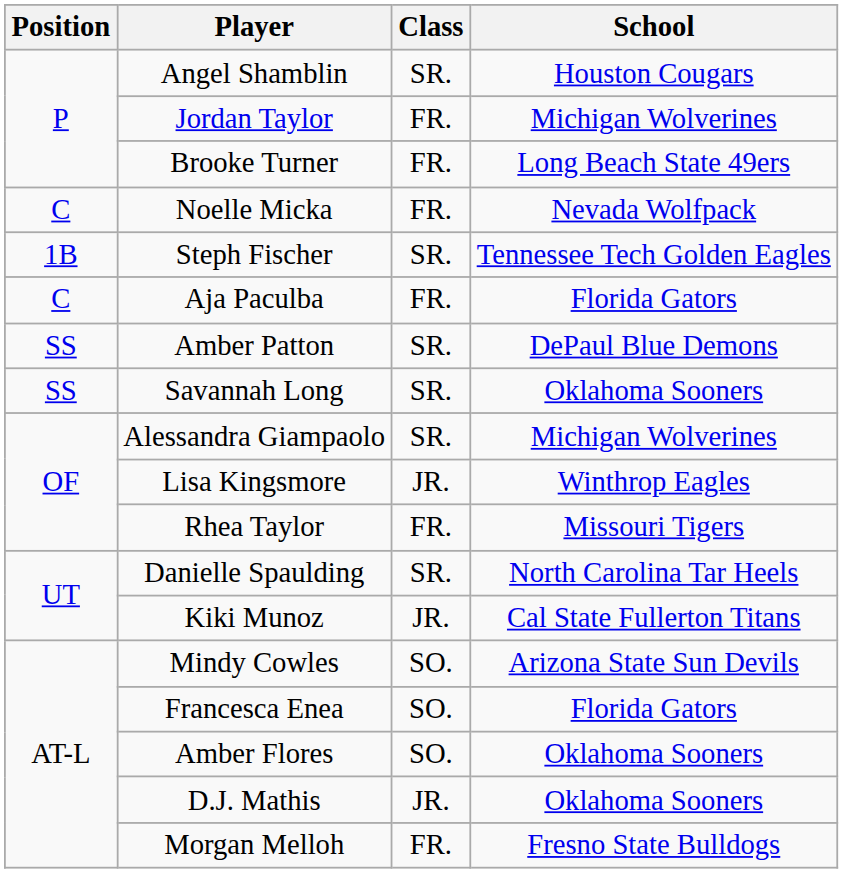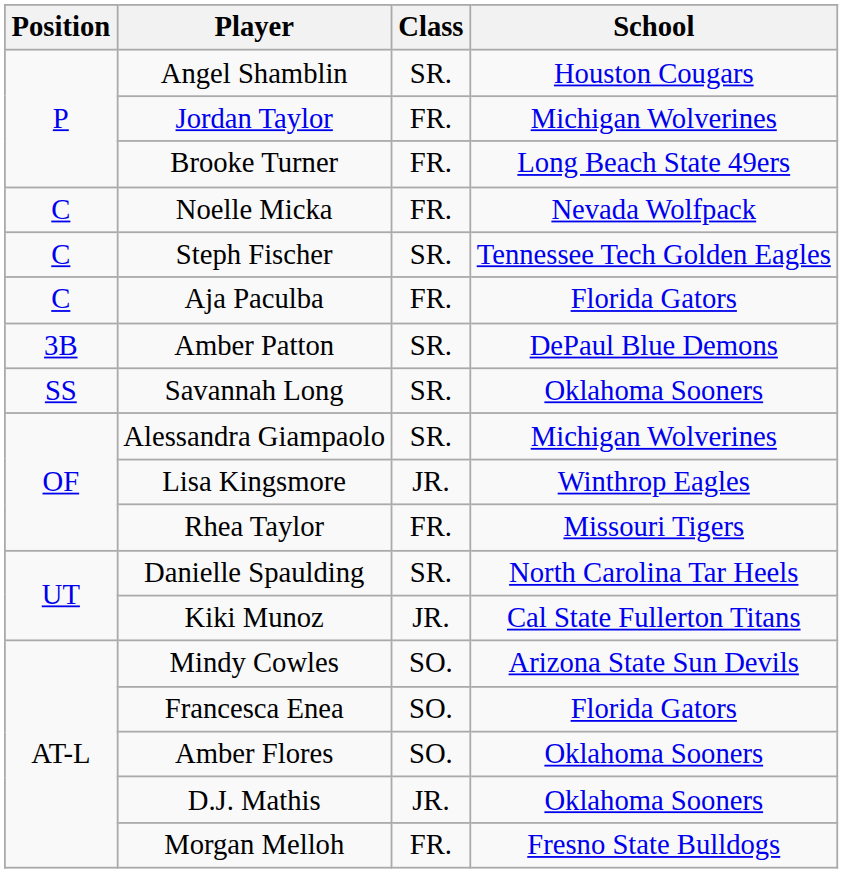(61, 254) 1B -> (61, 254) C
(61, 345) SS -> (61, 345) 3B
